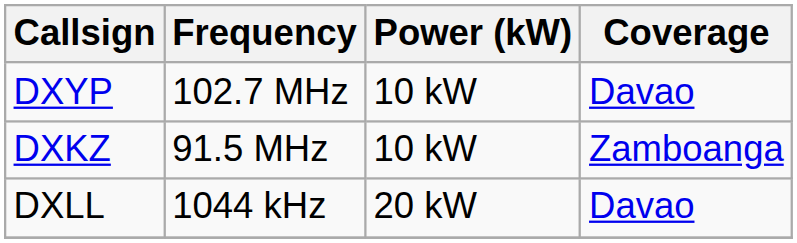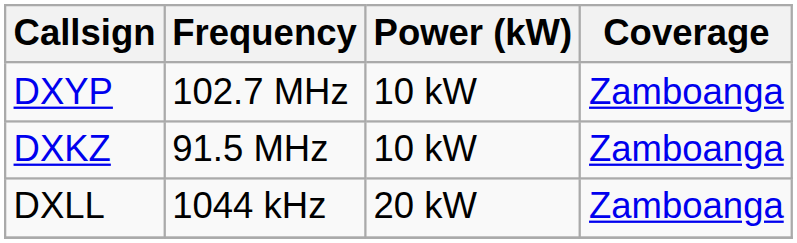(642, 91) Davao -> (686, 91) Zamboanga
(642, 206) Davao -> (686, 206) Zamboanga
